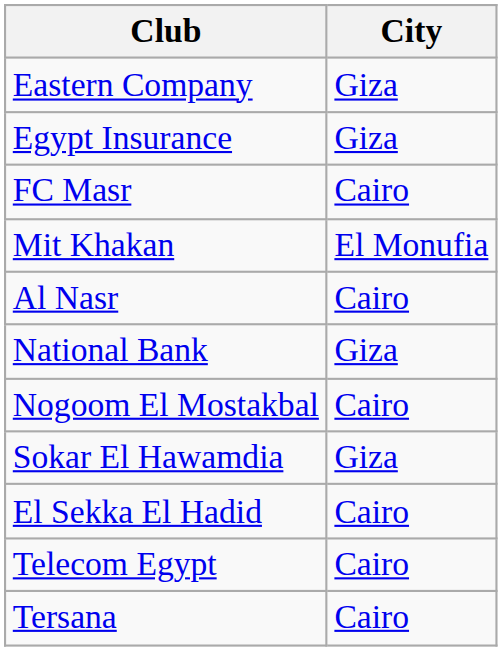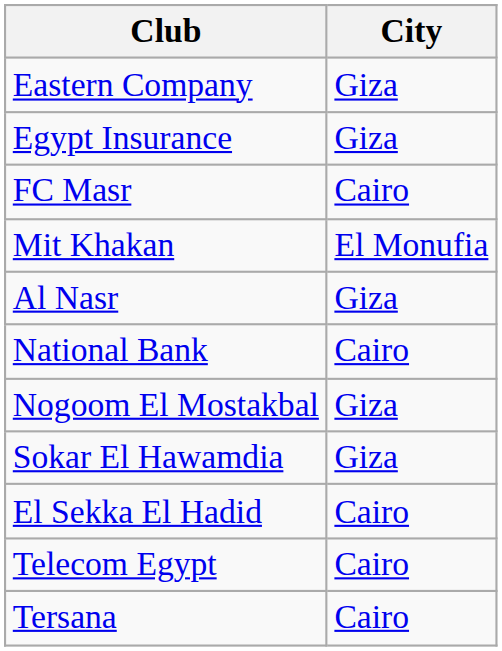(372, 297) Cairo -> (366, 297) Giza
(366, 350) Giza -> (372, 350) Cairo
(372, 404) Cairo -> (366, 404) Giza
